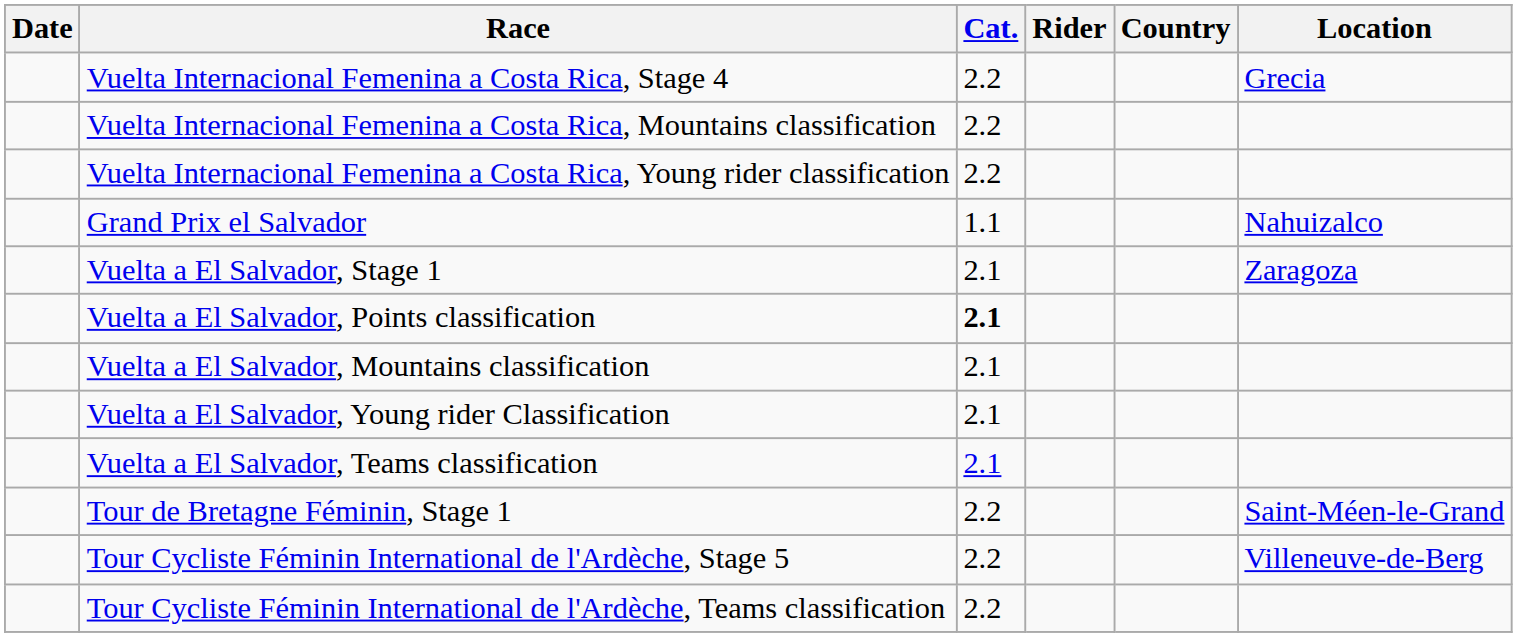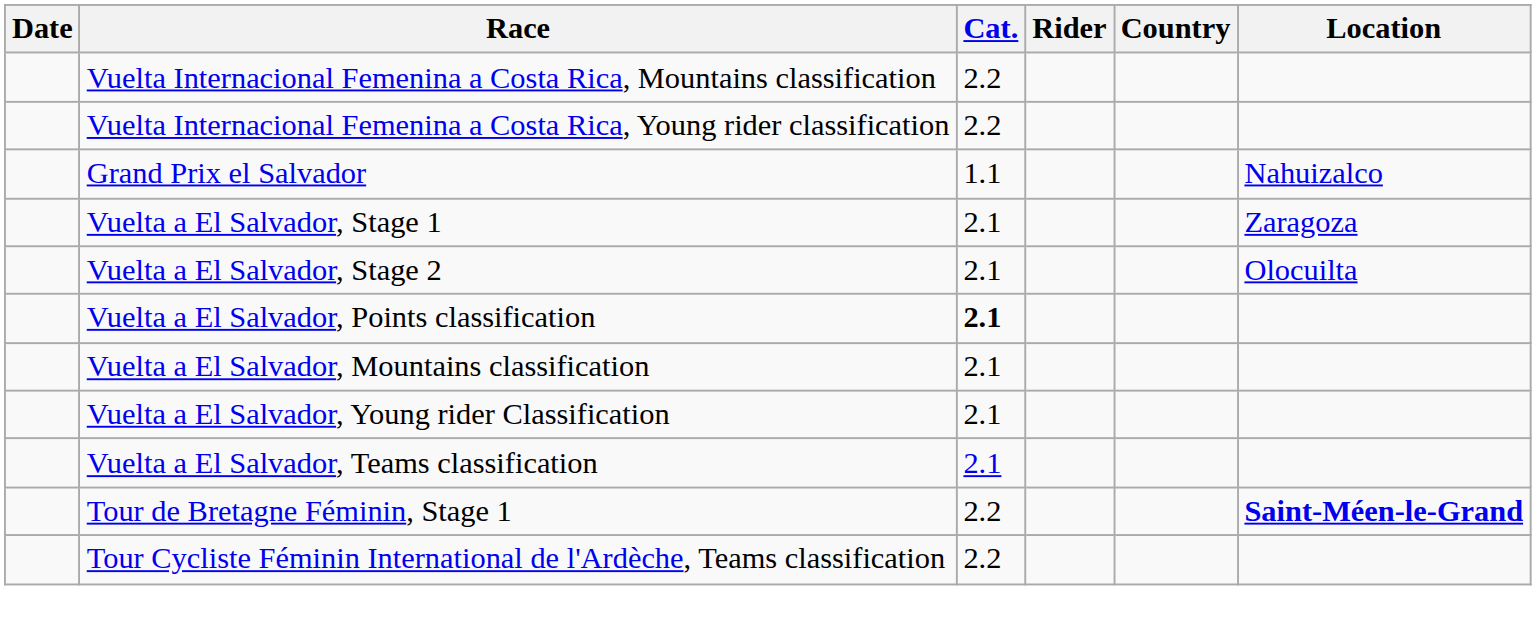- row: (407, 76)
+ row: (264, 269)
(1374, 510) normal -> (1384, 510) bold
- row: (438, 558)
